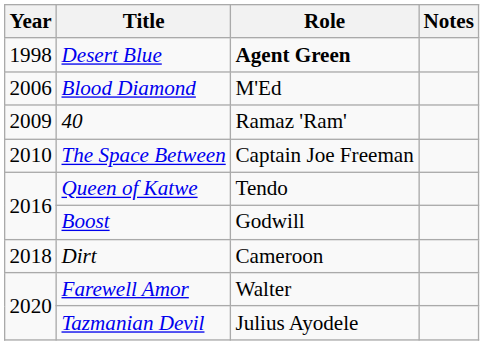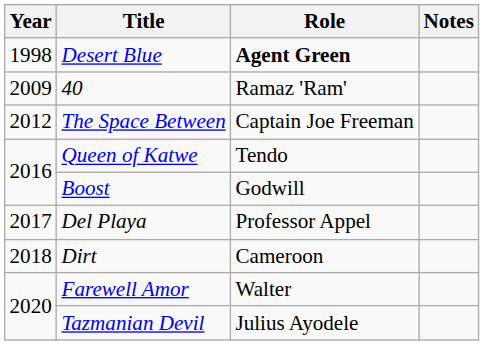- row: (129, 88)
(31, 155) 2010 -> (31, 121) 2012
+ row: (104, 222)
